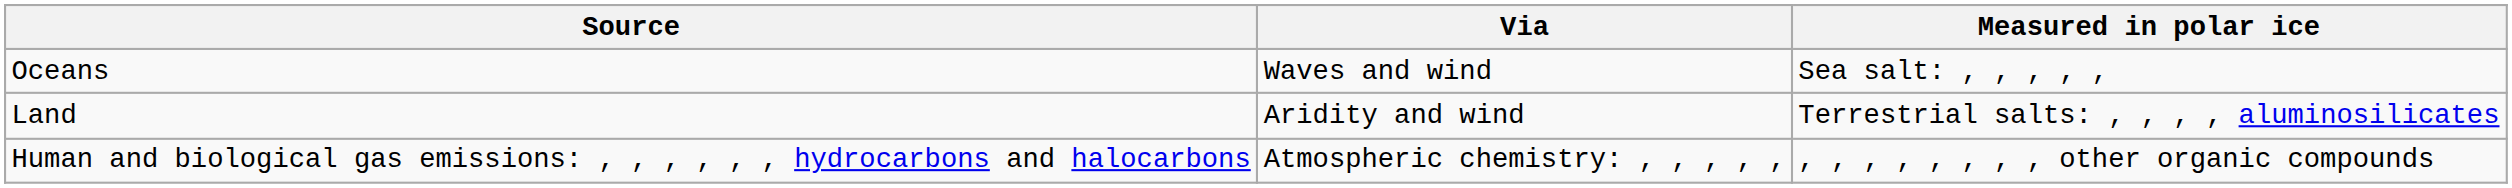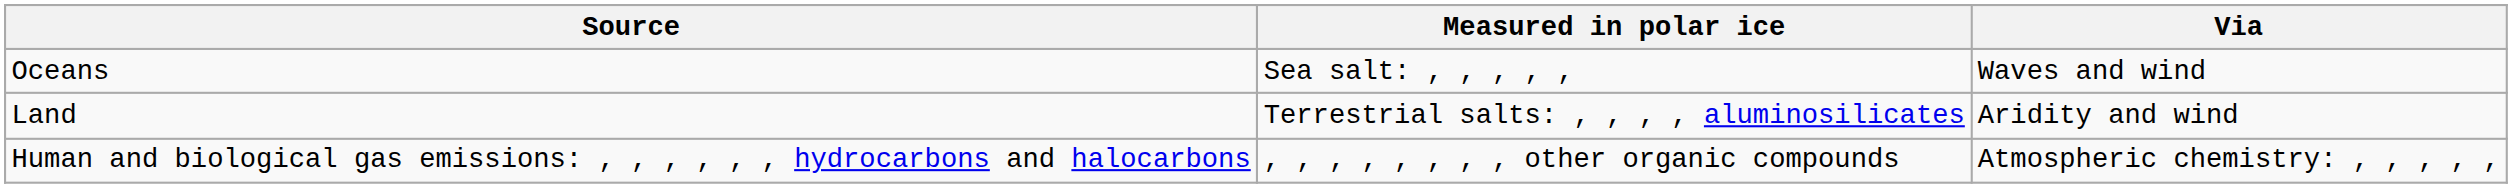columns swapped: (1525, 27) <-> (2149, 27)
